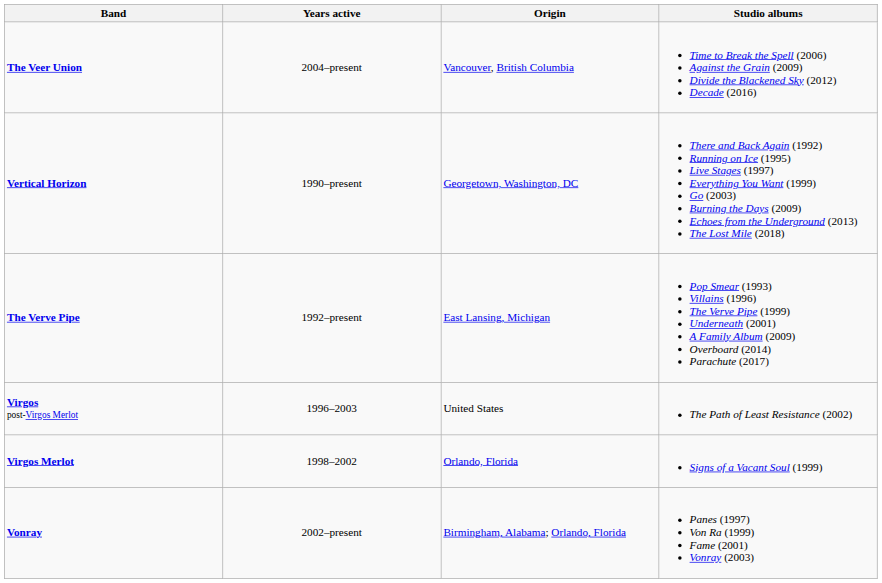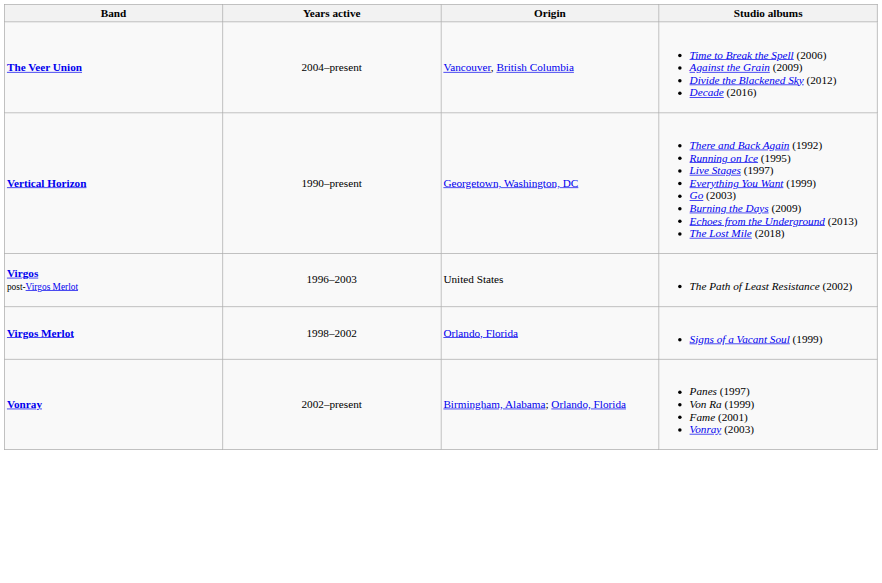- row: (43, 317)
